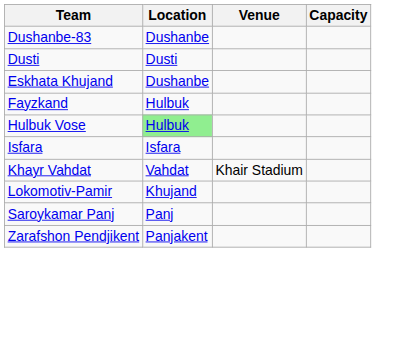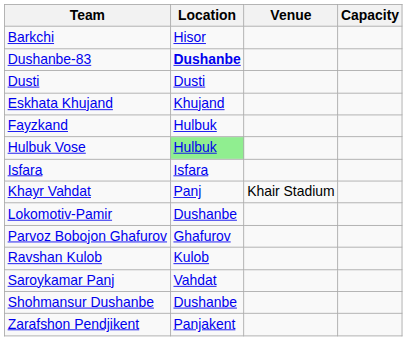+ row: (31, 37)
(177, 37) normal -> (207, 59) bold
(177, 81) Dushanbe -> (199, 103) Khujand
(167, 170) Vahdat -> (187, 192) Panj
(171, 192) Khujand -> (205, 214) Dushanbe
+ row: (87, 236)
+ row: (55, 258)
(160, 214) Panj -> (195, 280) Vahdat
+ row: (81, 302)
